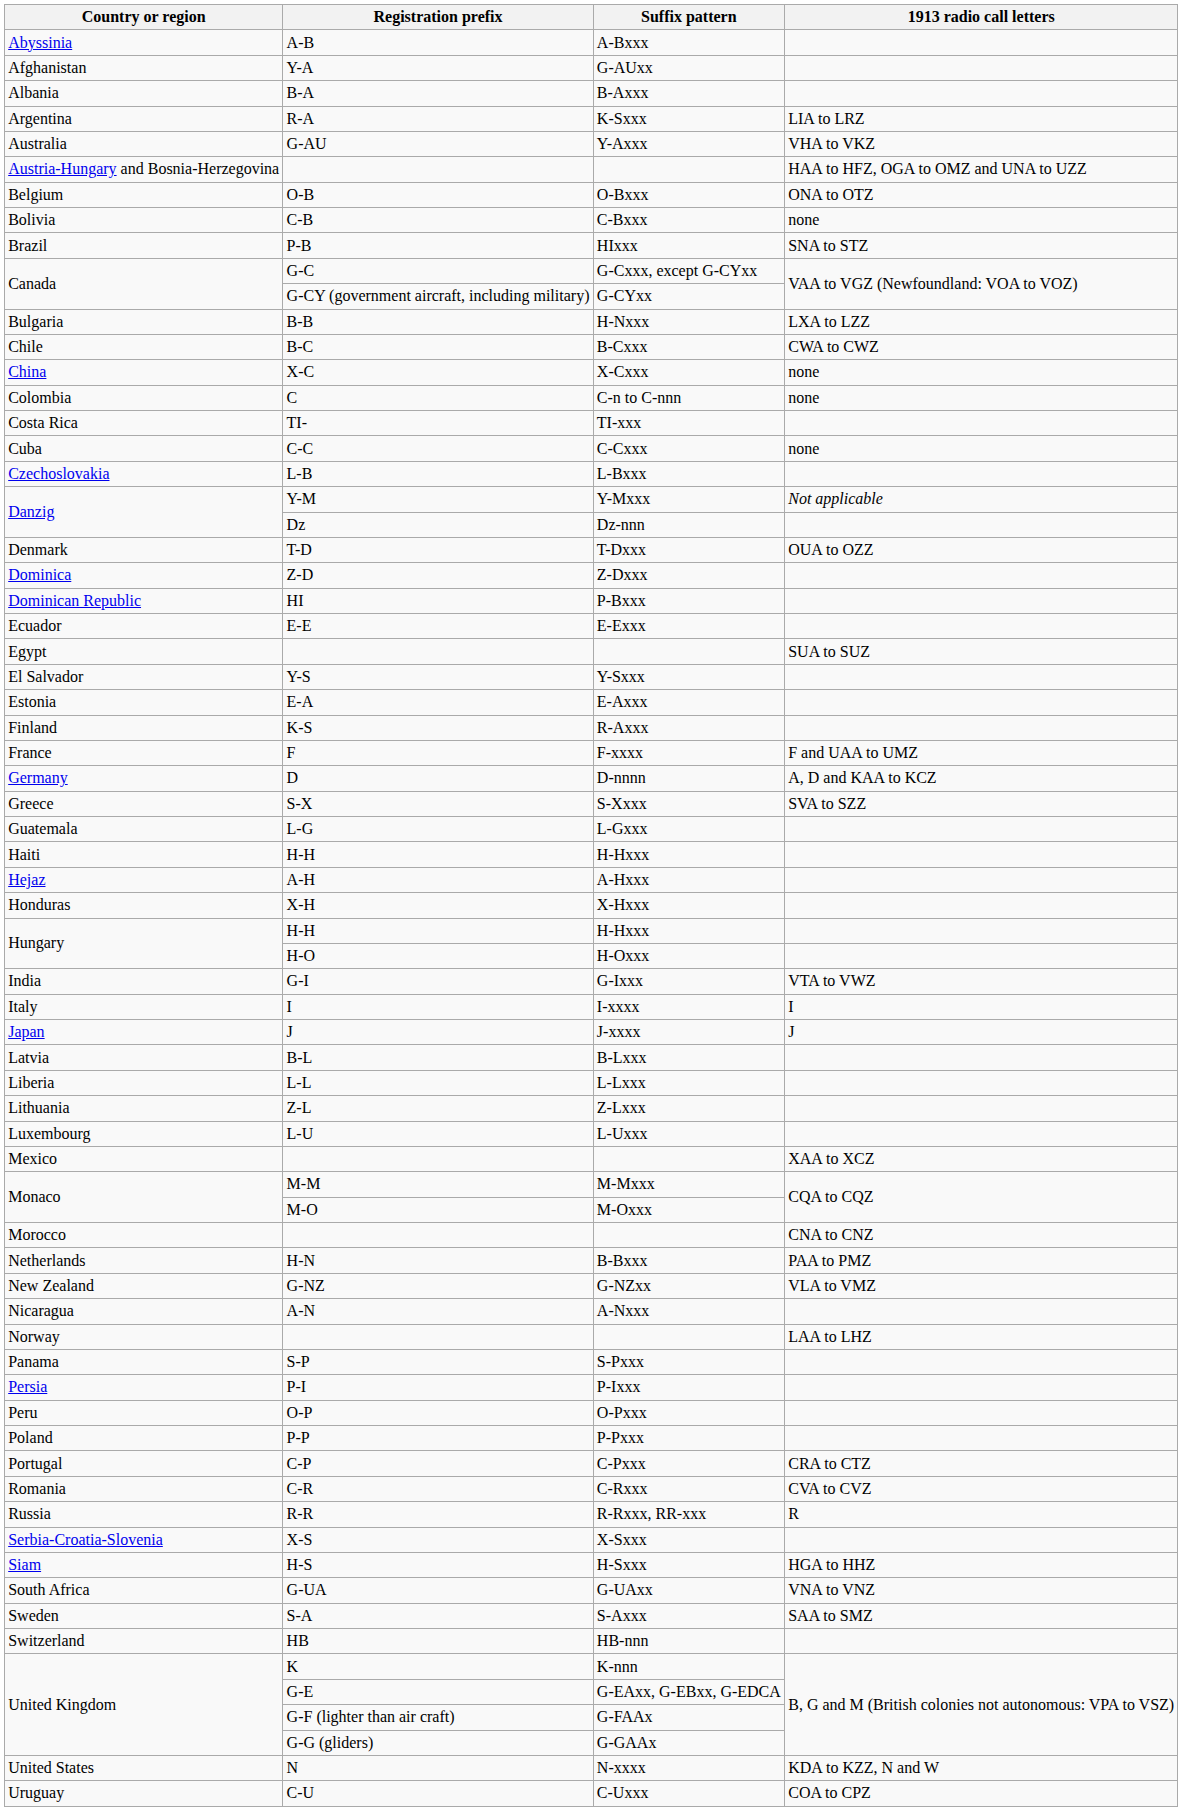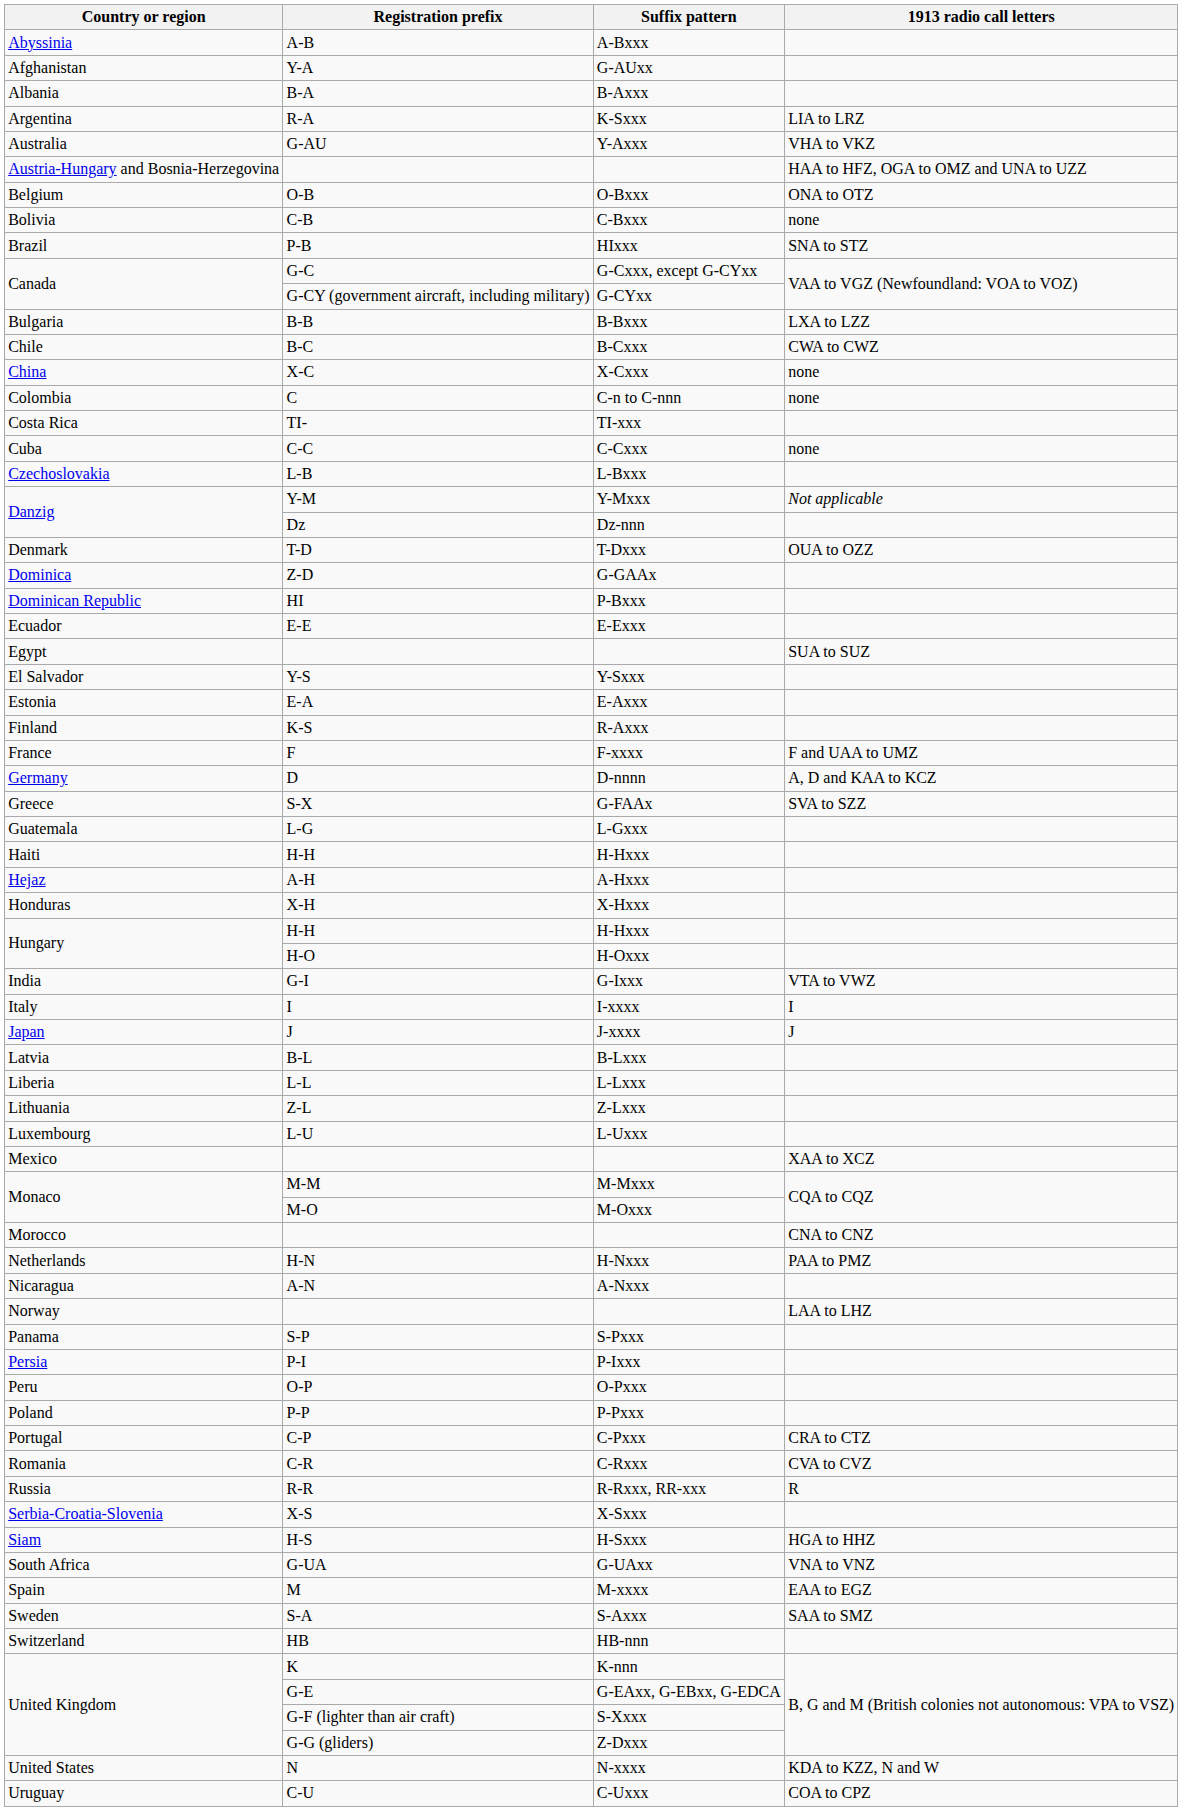(623, 321) H-Nxxx -> (622, 321) B-Bxxx
(622, 575) Z-Dxxx -> (627, 575) G-GAAx
(622, 803) S-Xxxx -> (625, 803) G-FAAx
(622, 1260) B-Bxxx -> (623, 1260) H-Nxxx
- row: (51, 1285)
+ row: (26, 1590)
(625, 1717) G-FAAx -> (622, 1717) S-Xxxx
(627, 1742) G-GAAx -> (622, 1742) Z-Dxxx
